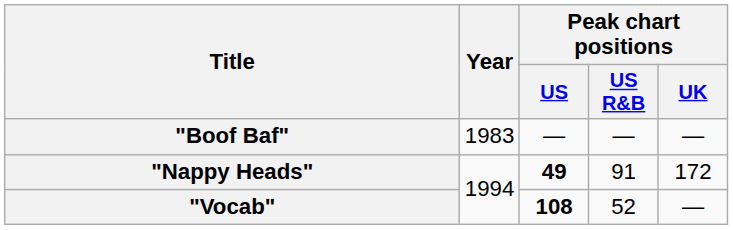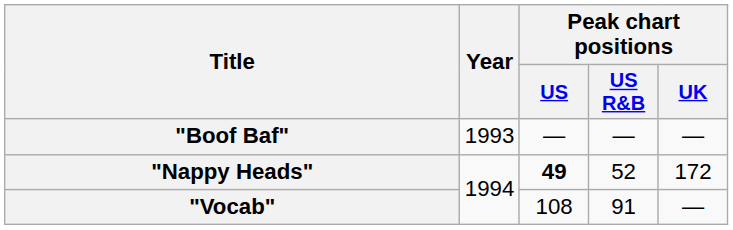(490, 136) 1983 -> (490, 136) 1993
(624, 171) 91 -> (624, 171) 52
(554, 206) bold -> (554, 206) normal
(624, 206) 52 -> (624, 206) 91
